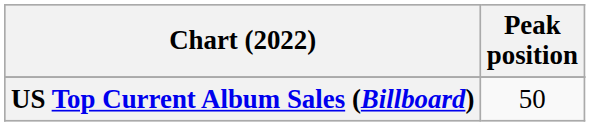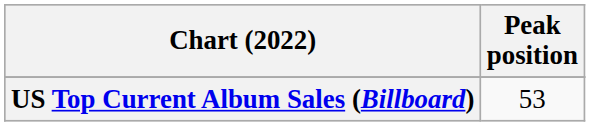(532, 98) 50 -> (532, 98) 53
